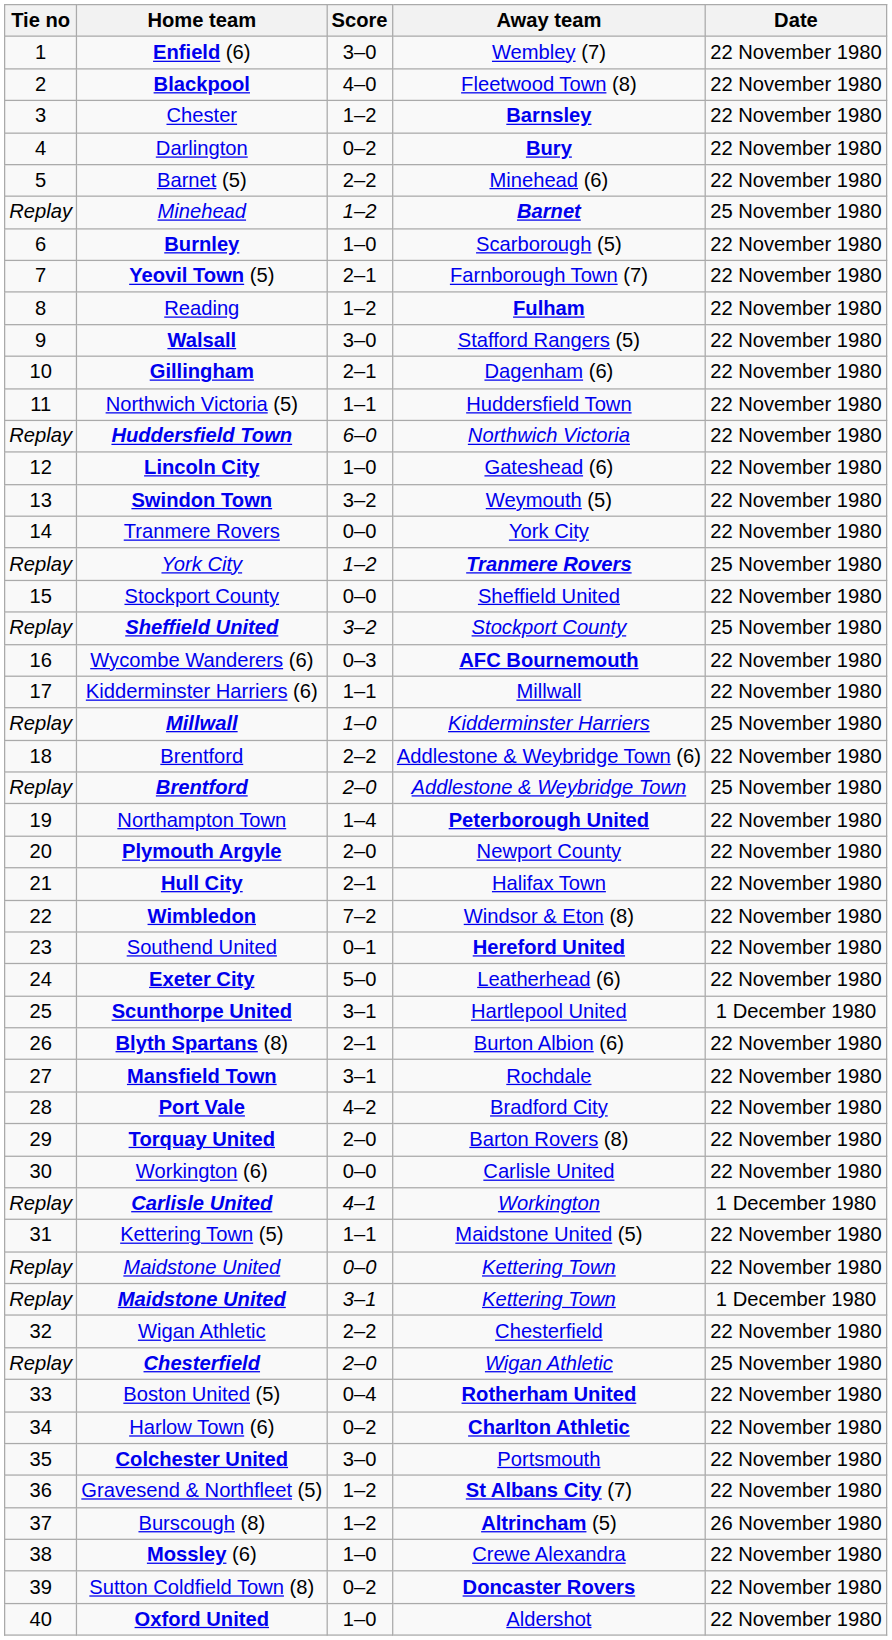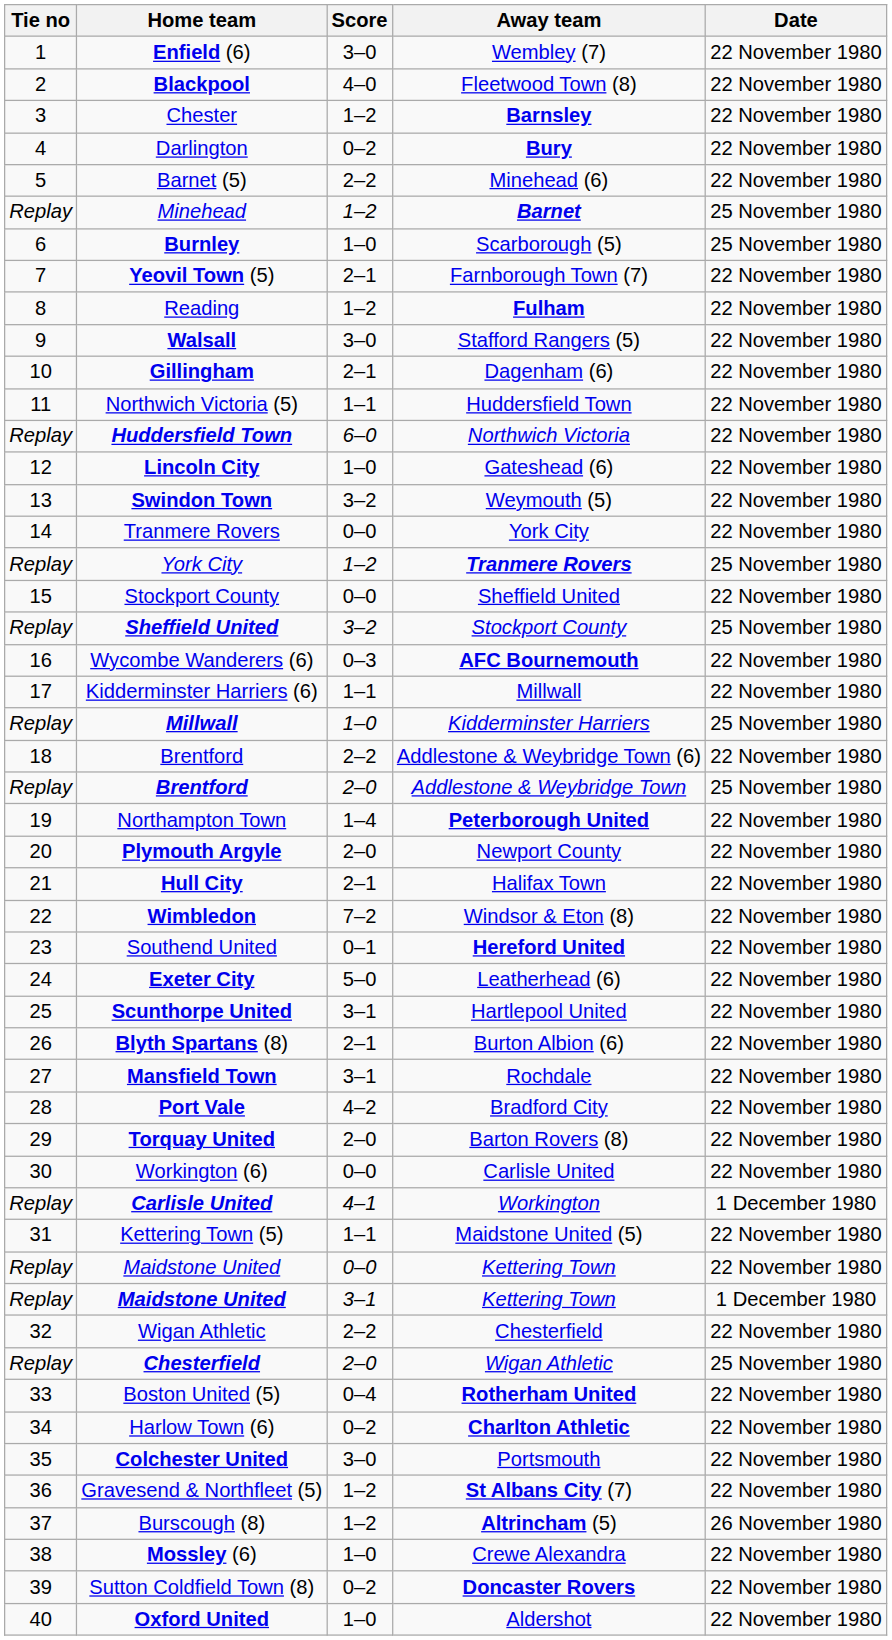(796, 244) 22 November 1980 -> (796, 244) 25 November 1980
(796, 1011) 1 December 1980 -> (796, 1011) 22 November 1980
